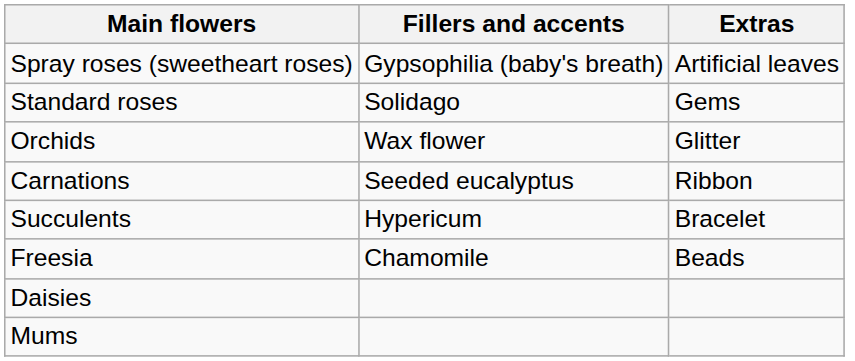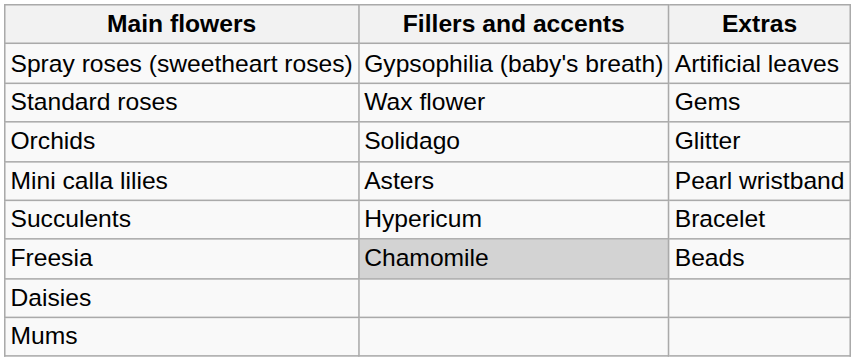(412, 102) Solidago -> (425, 102) Wax flower
(425, 141) Wax flower -> (412, 141) Solidago
- row: (70, 180)
+ row: (89, 180)
(426, 258) no background -> (426, 258) lightgrey background
